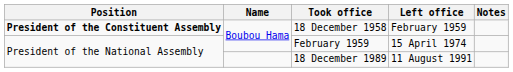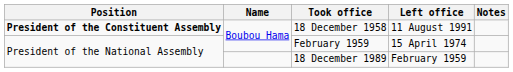(429, 28) February 1959 -> (432, 28) 11 August 1991
(432, 59) 11 August 1991 -> (429, 59) February 1959
